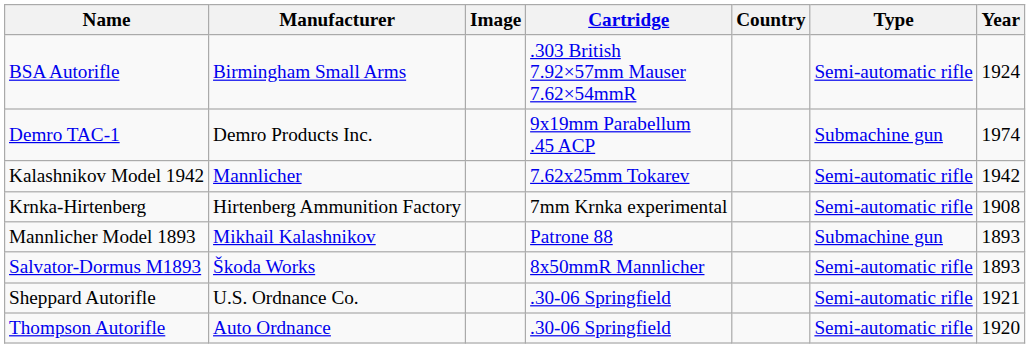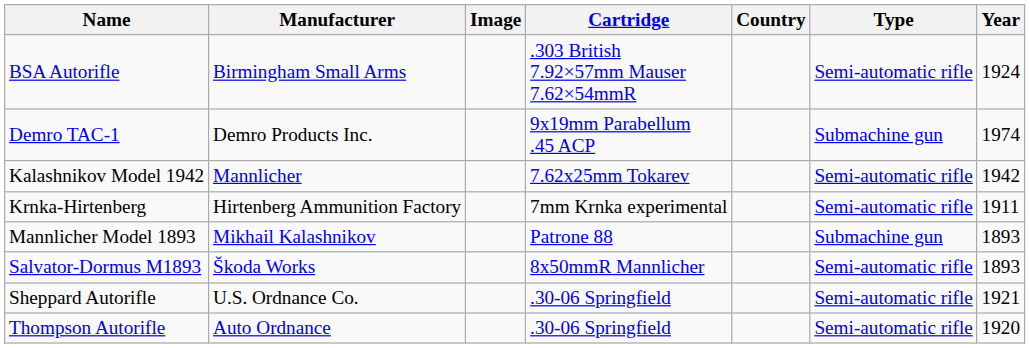(1001, 206) 1908 -> (1000, 206) 1911
